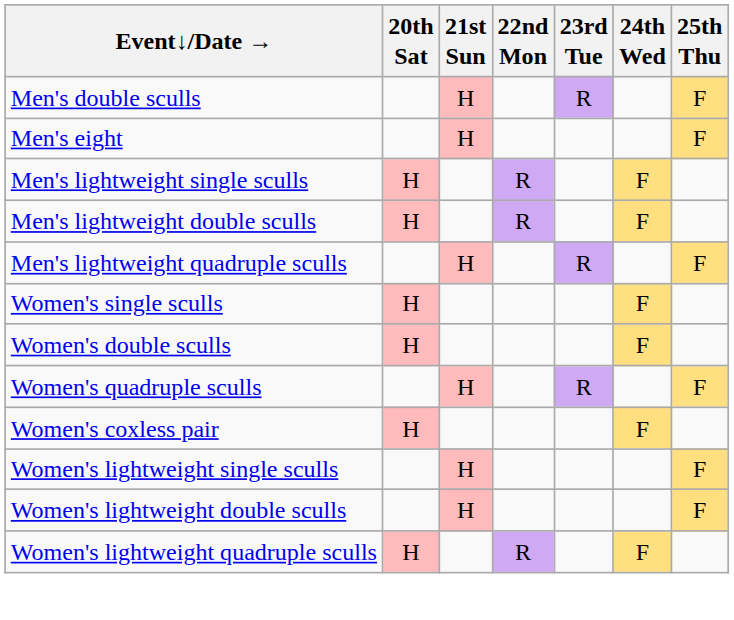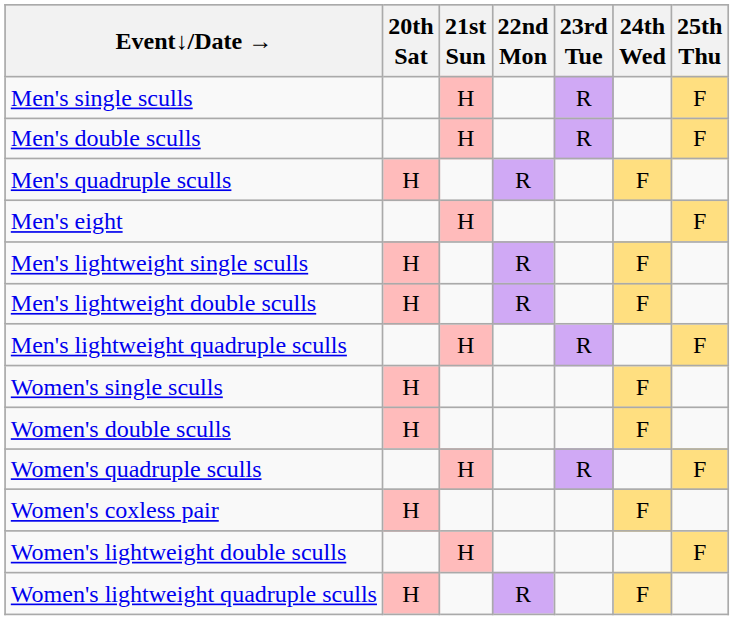+ row: (102, 97)
+ row: (121, 180)
- row: (175, 469)
